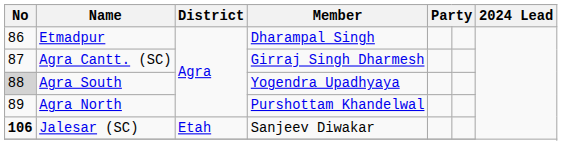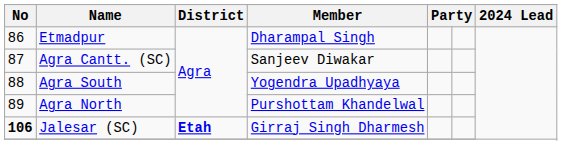(338, 61) Girraj Singh Dharmesh -> (313, 61) Sanjeev Diwakar
(16, 83) lightgrey background -> (16, 83) no background
(195, 128) normal -> (195, 128) bold
(313, 128) Sanjeev Diwakar -> (338, 128) Girraj Singh Dharmesh
